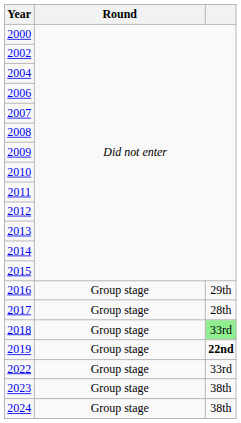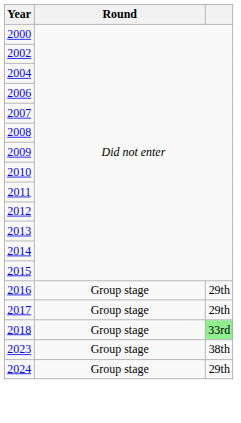(221, 310) 28th -> (219, 310) 29th
- row: (19, 349)
- row: (19, 369)
(221, 408) 38th -> (219, 369) 29th
